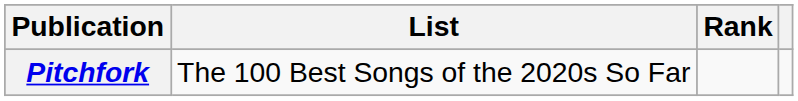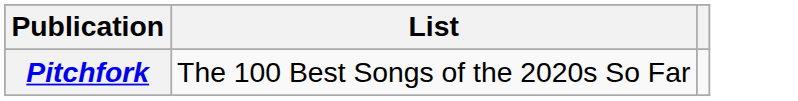- column: (738, 26)
